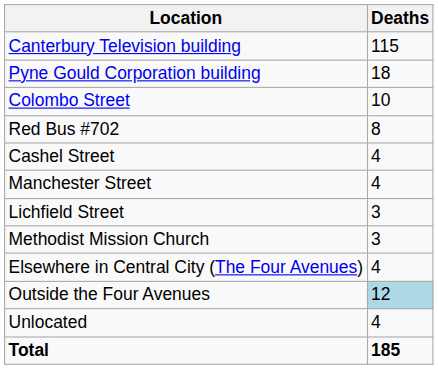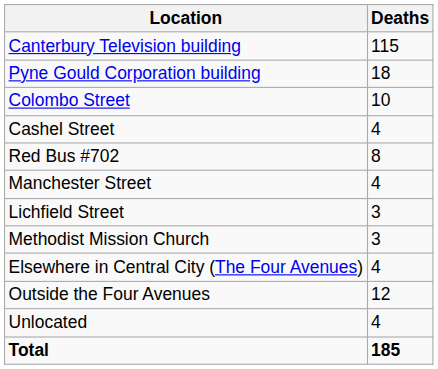rows swapped: (64, 128) <-> (61, 156)
(381, 294) lightblue background -> (381, 294) no background
